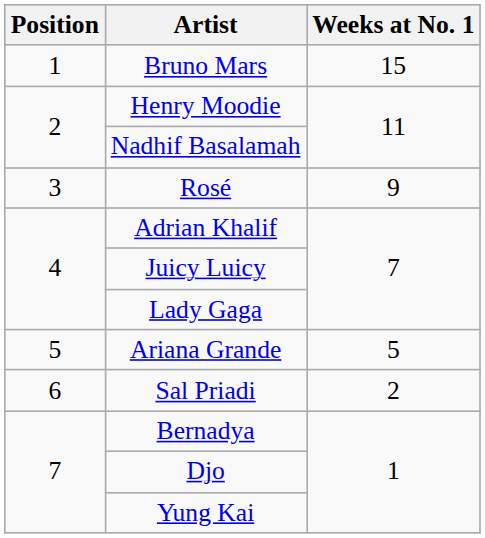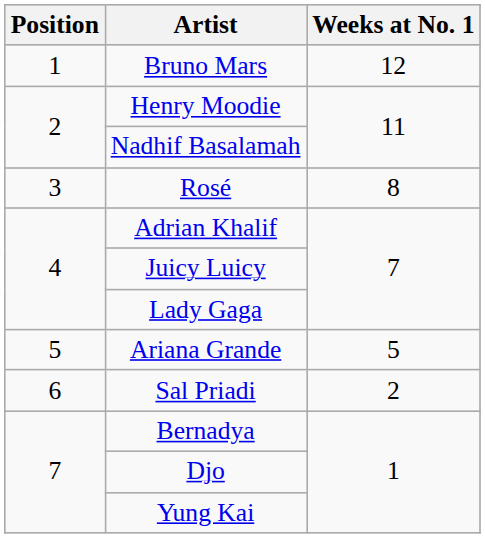(393, 65) 15 -> (393, 65) 12
(393, 187) 9 -> (393, 187) 8
